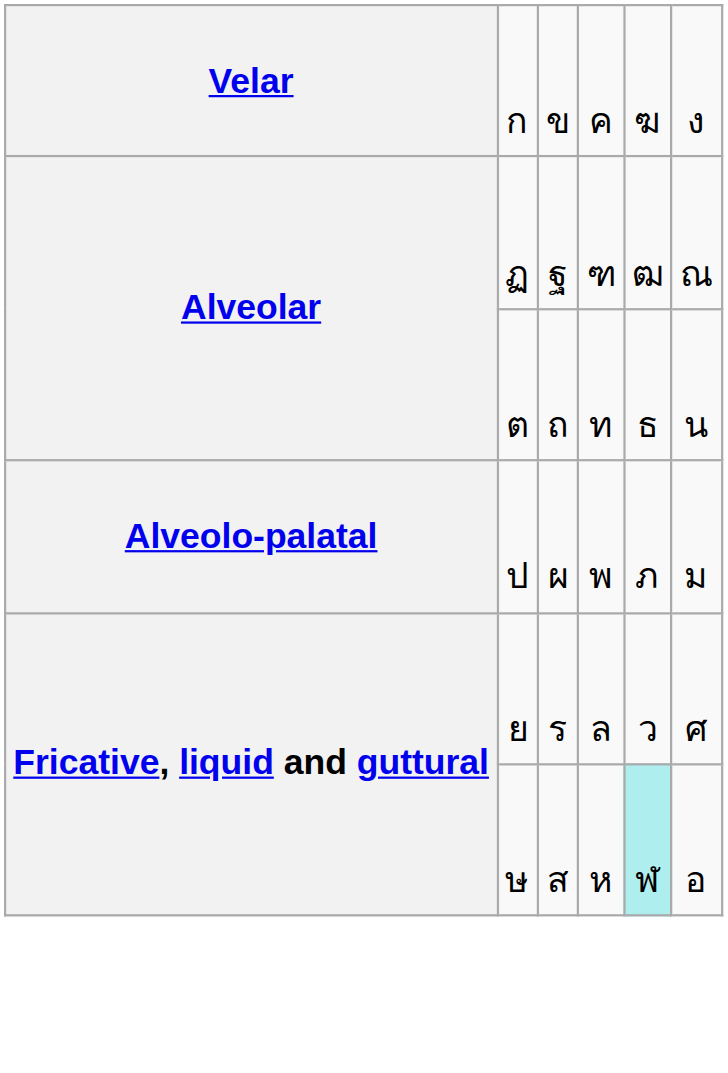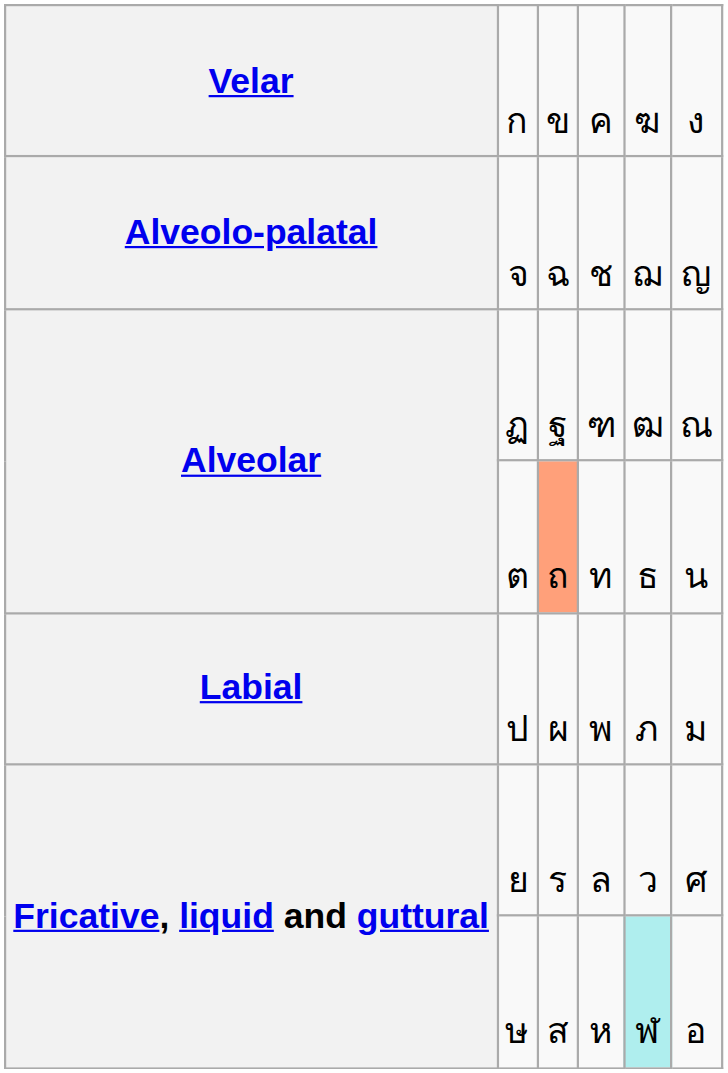+ row: (518, 273)
(558, 425) no background -> (558, 576) lightsalmon background
(251, 535) Alveolo-palatal -> (251, 687) Labial
